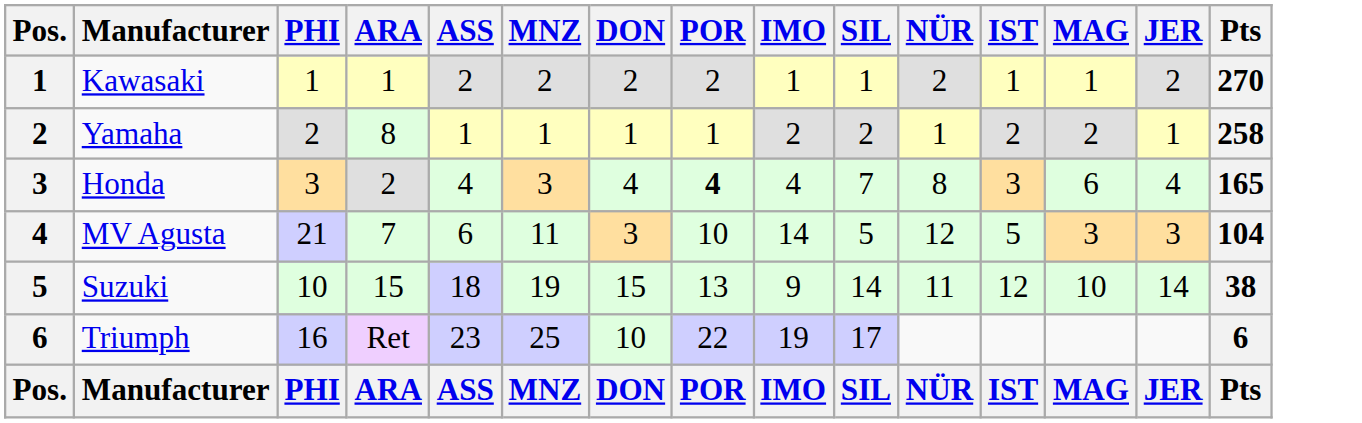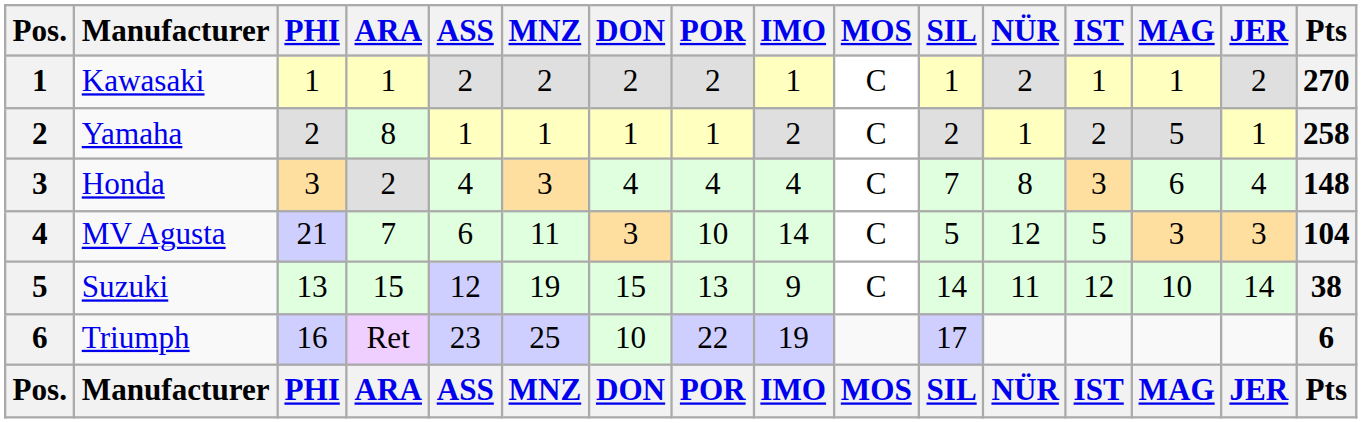+ column: (876, 29)
(1091, 132) 2 -> (1177, 132) 5
(713, 183) bold -> (713, 183) normal
(1241, 183) 165 -> (1326, 183) 148
(312, 286) 10 -> (312, 286) 13
(465, 286) 18 -> (465, 286) 12
